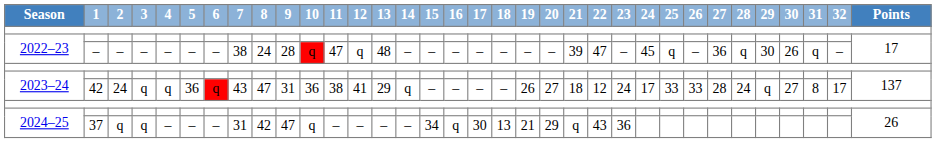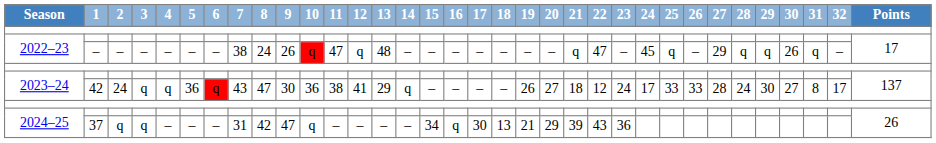(288, 52) 28 -> (288, 52) 26
(576, 52) 39 -> (576, 52) q
(720, 52) 36 -> (720, 52) 29
(768, 52) 30 -> (768, 52) q
(288, 89) 31 -> (288, 89) 30
(768, 89) q -> (768, 89) 30
(576, 126) q -> (576, 126) 39
